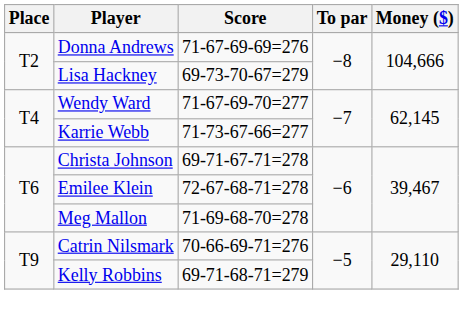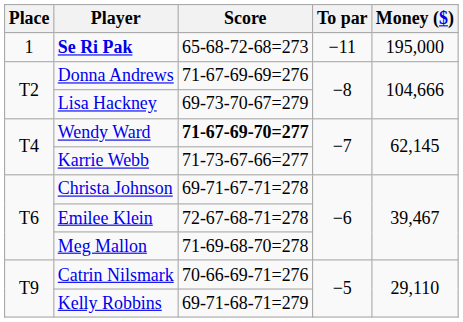+ row: (95, 47)
(245, 103) normal -> (245, 132) bold
